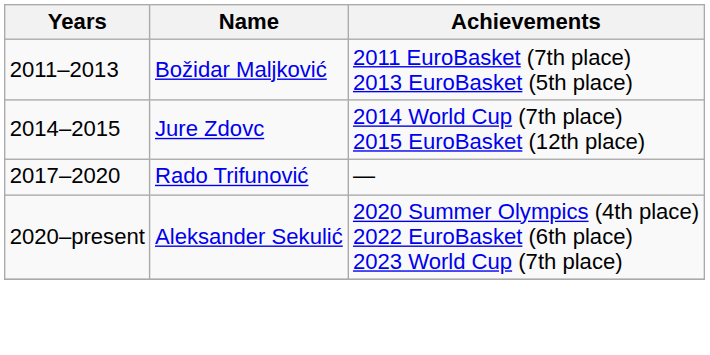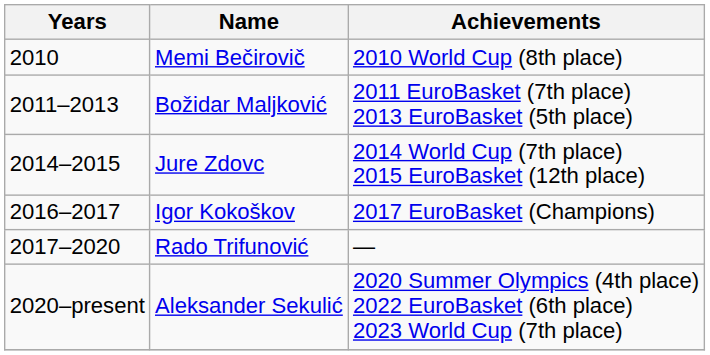+ row: (230, 57)
+ row: (225, 211)
